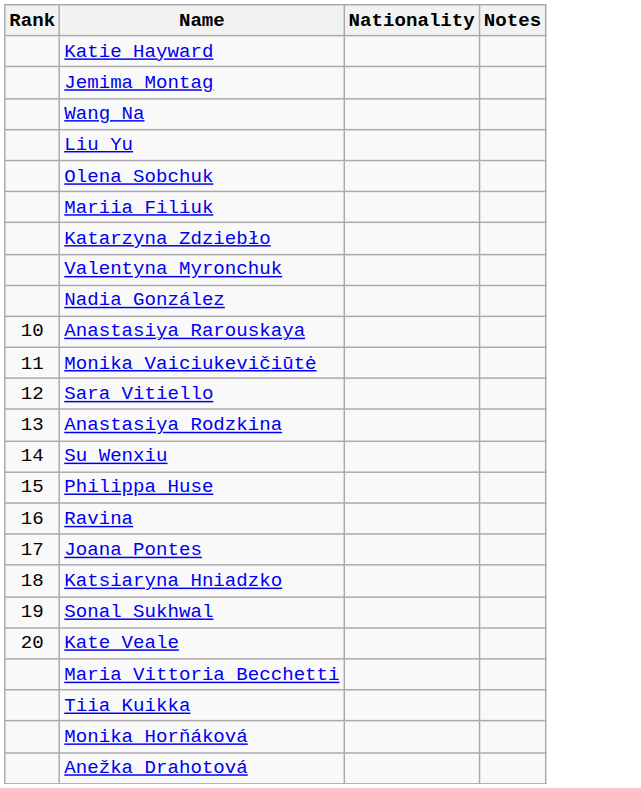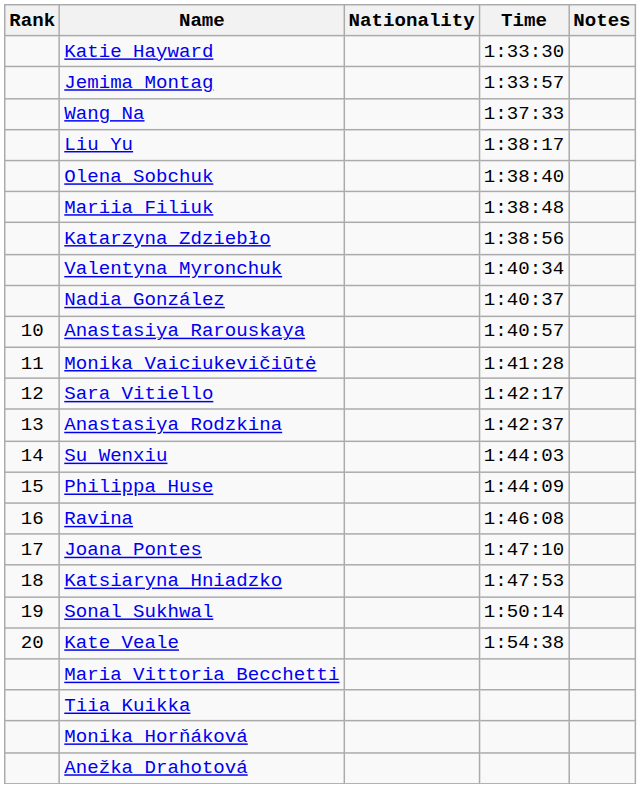+ column: (524, 20)
